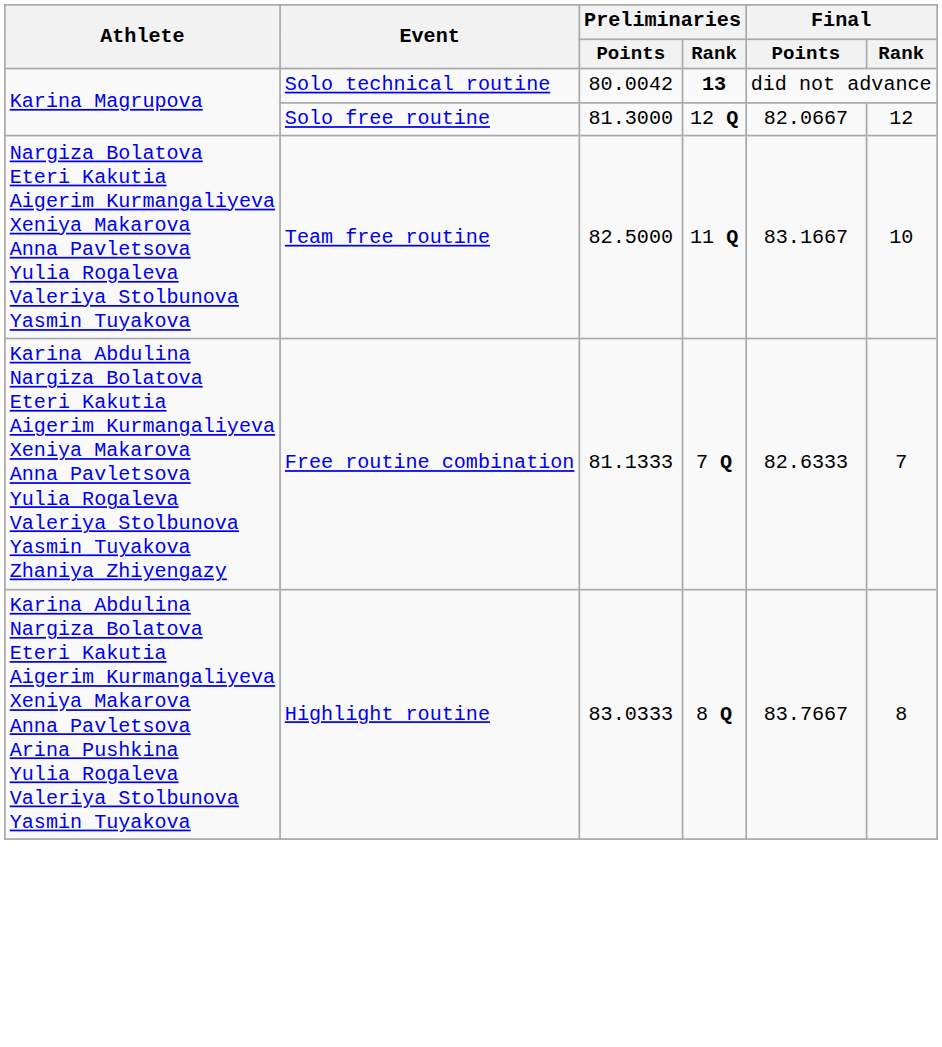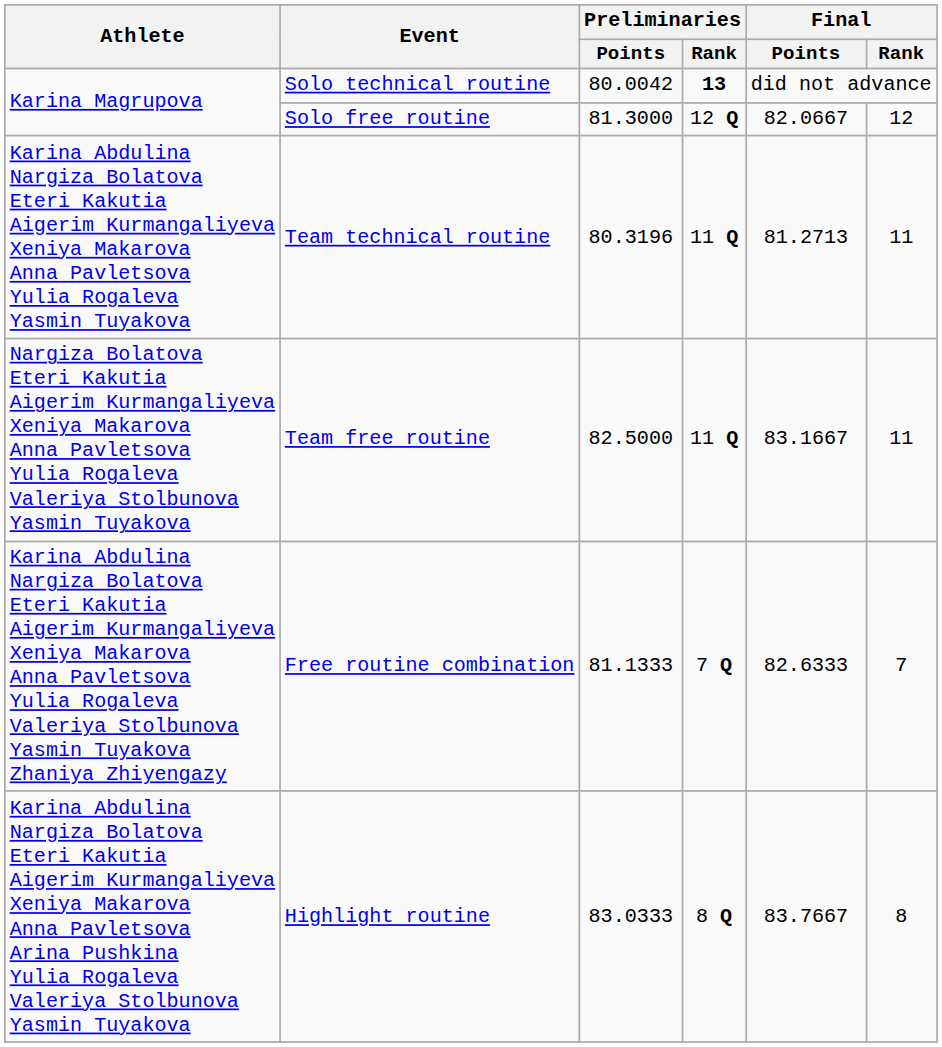+ row: (418, 237)
(901, 237) 10 -> (901, 440) 11
